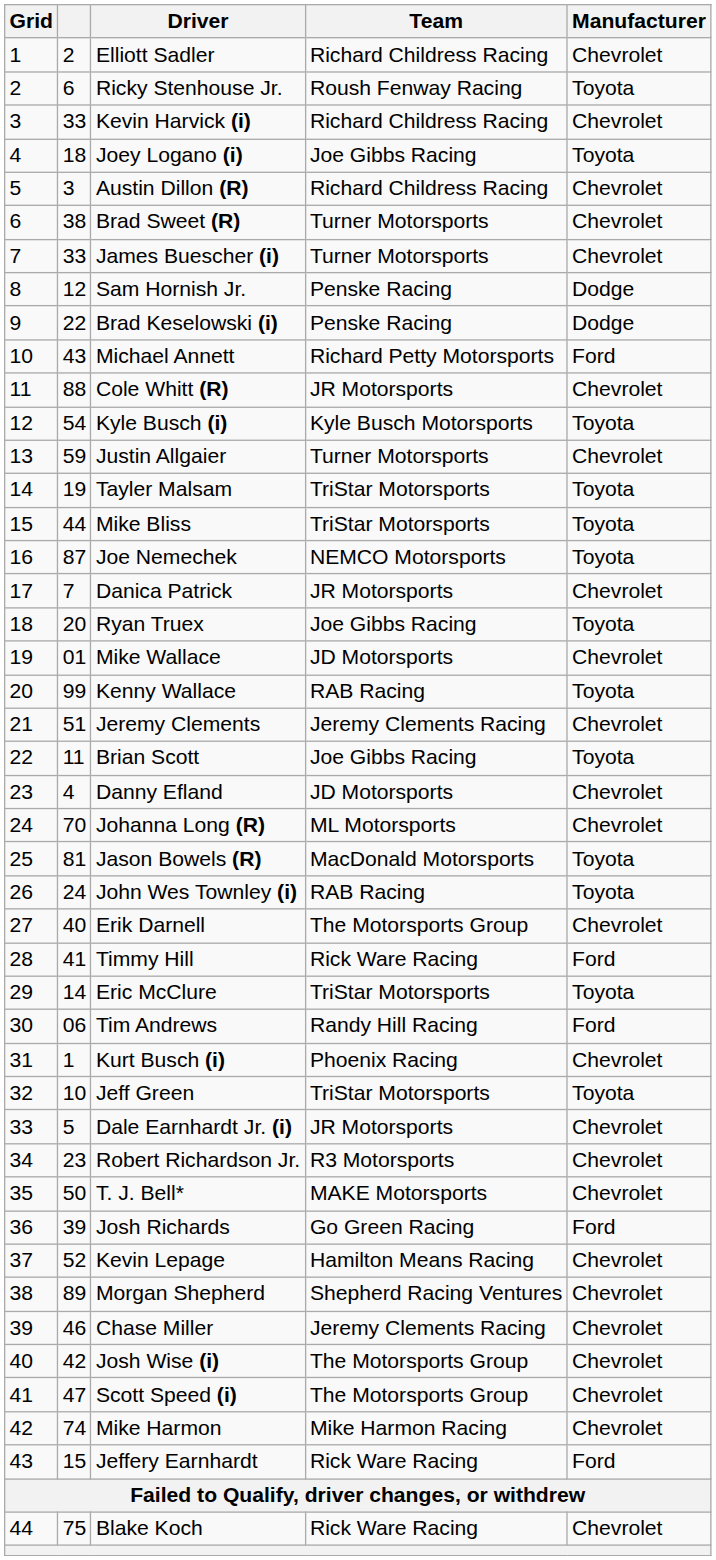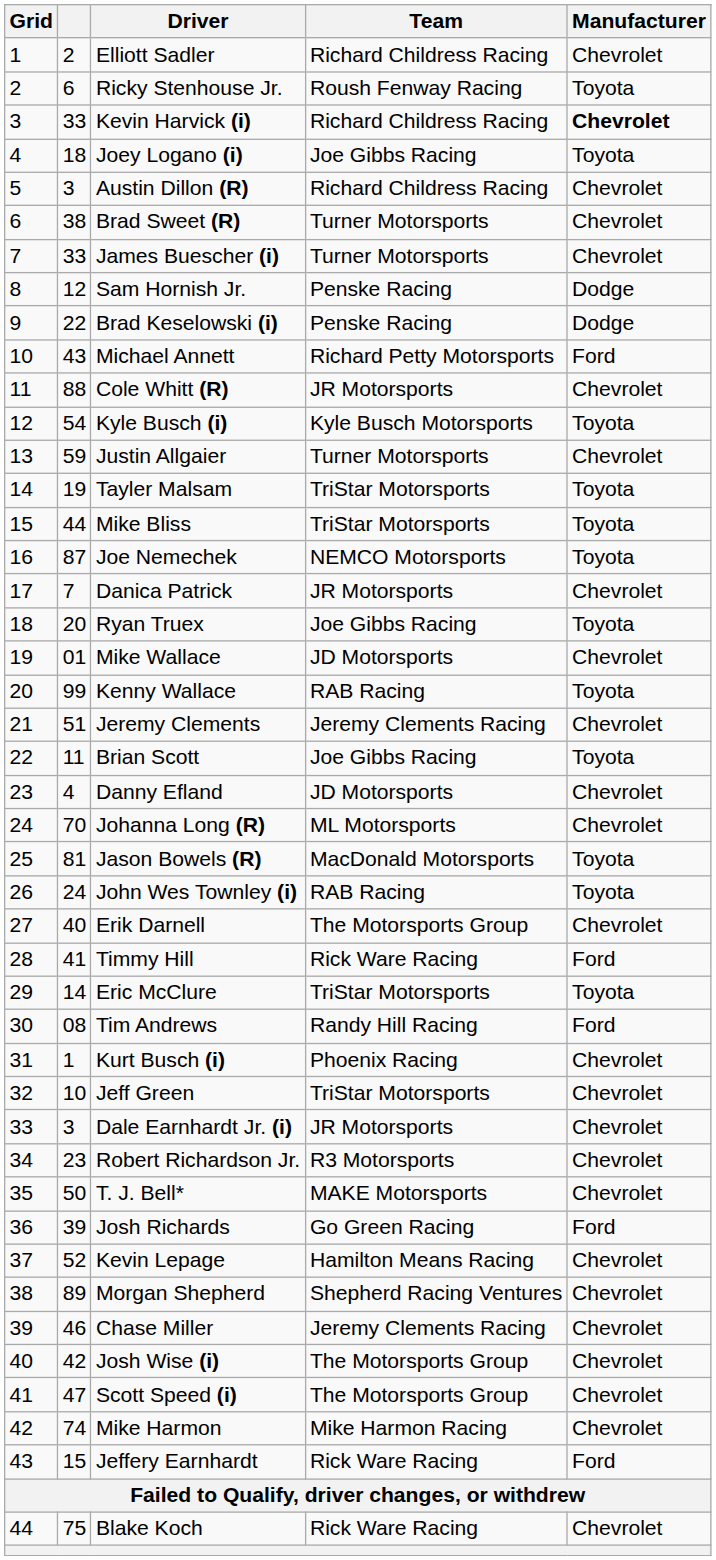(617, 121) normal -> (621, 121) bold
(74, 1026) 06 -> (74, 1026) 08
(603, 1093) Toyota -> (617, 1093) Chevrolet
(69, 1126) 5 -> (69, 1126) 3
